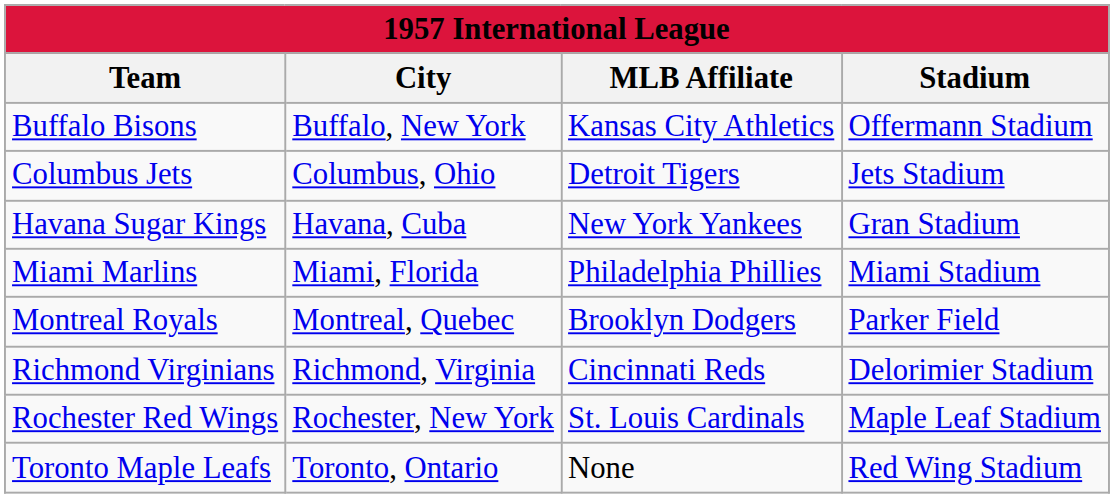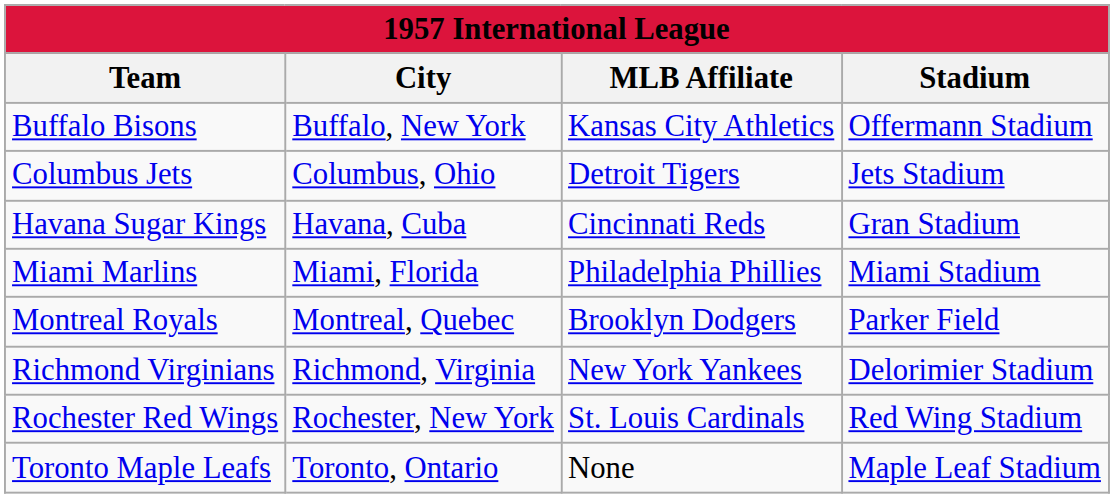(685, 223) New York Yankees -> (667, 223) Cincinnati Reds
(667, 369) Cincinnati Reds -> (685, 369) New York Yankees
(975, 418) Maple Leaf Stadium -> (965, 418) Red Wing Stadium
(965, 467) Red Wing Stadium -> (975, 467) Maple Leaf Stadium
